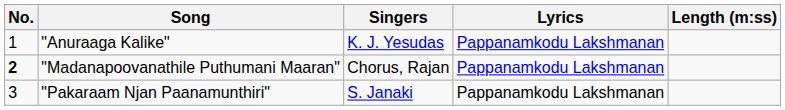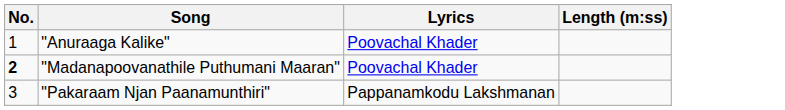- column: (398, 17)
(560, 43) Pappanamkodu Lakshmanan -> (412, 43) Poovachal Khader
(560, 68) Pappanamkodu Lakshmanan -> (412, 68) Poovachal Khader
